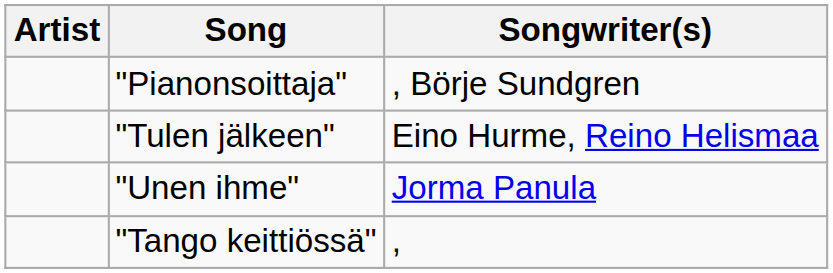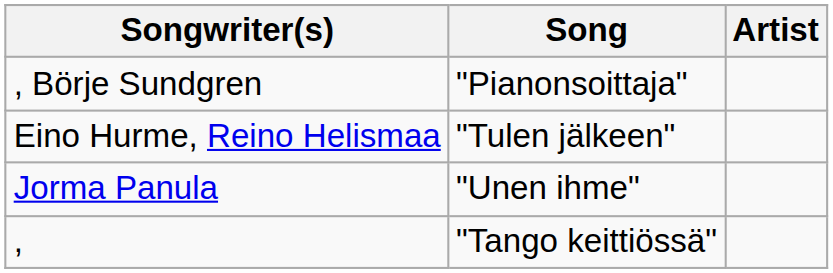columns swapped: (57, 30) <-> (605, 30)
